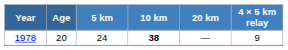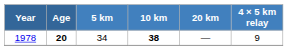(61, 38) normal -> (61, 38) bold
(102, 38) 24 -> (102, 38) 34
